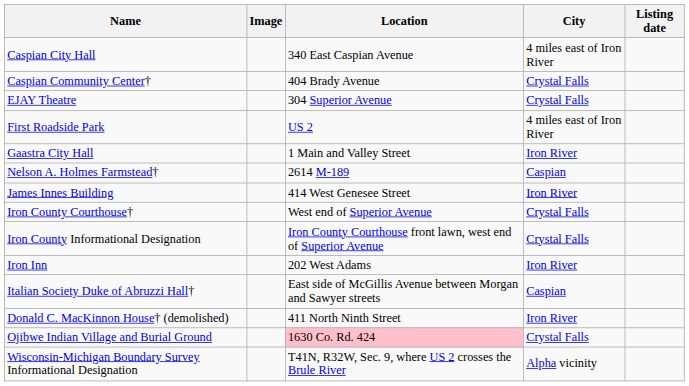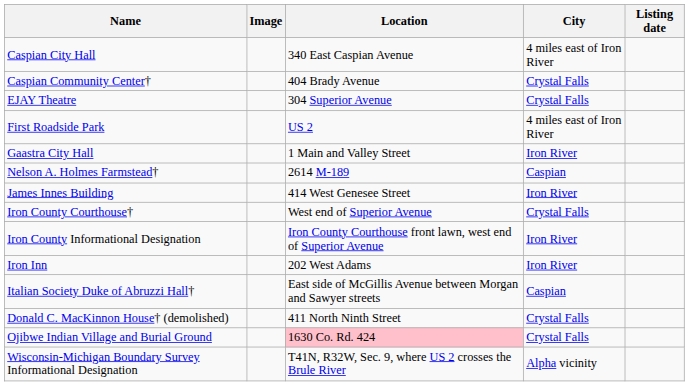(557, 238) Crystal Falls -> (552, 238) Iron River
(552, 318) Iron River -> (557, 318) Crystal Falls
